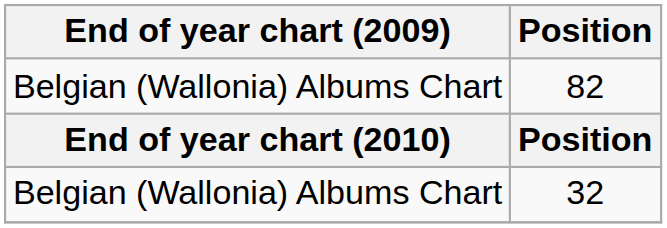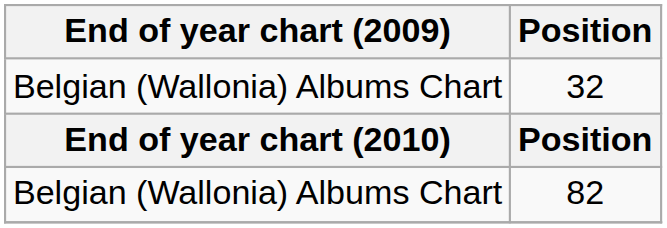rows swapped: (585, 85) <-> (585, 193)
